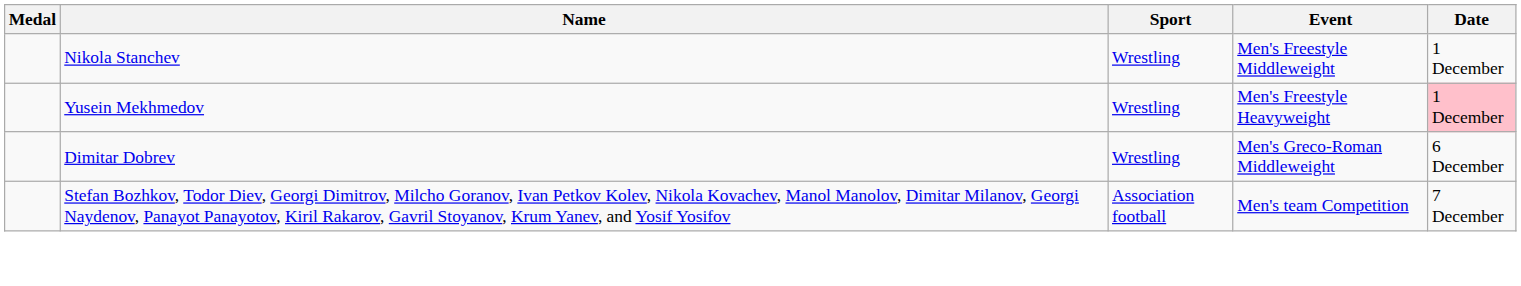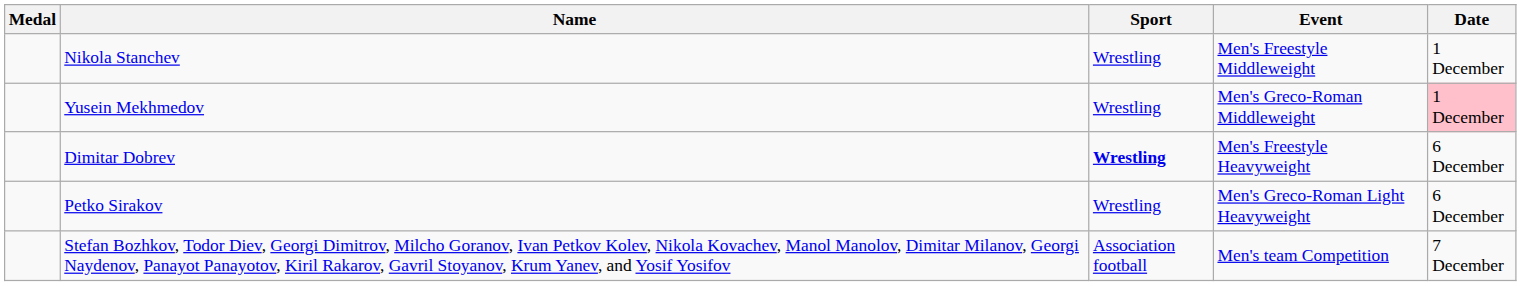(1292, 107) Men's Freestyle Heavyweight -> (1290, 107) Men's Greco-Roman Middleweight
(1146, 156) normal -> (1129, 156) bold
(1310, 156) Men's Greco-Roman Middleweight -> (1272, 156) Men's Freestyle Heavyweight
+ row: (113, 206)
